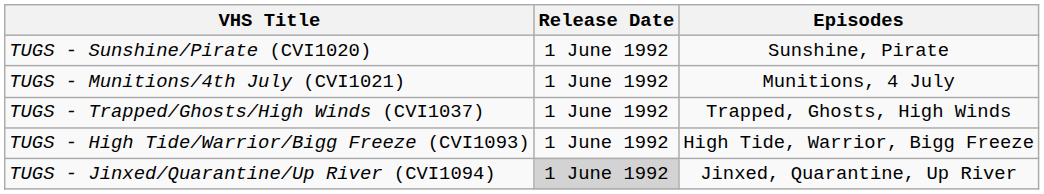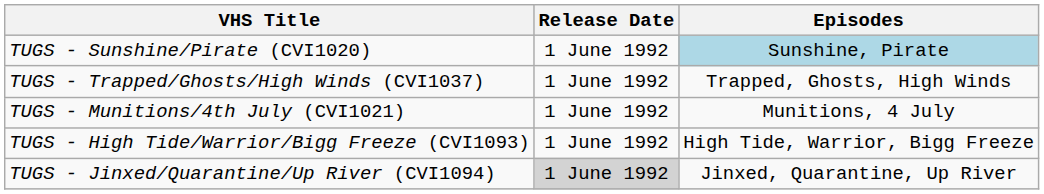(859, 51) no background -> (859, 51) lightblue background
rows swapped: (207, 82) <-> (247, 112)
